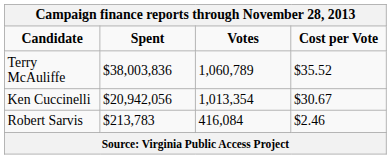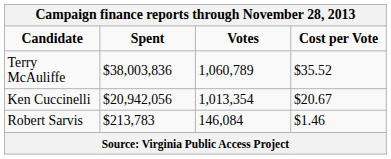(313, 99) $30.67 -> (313, 99) $20.67
(221, 121) 416,084 -> (221, 121) 146,084
(309, 121) $2.46 -> (309, 121) $1.46
